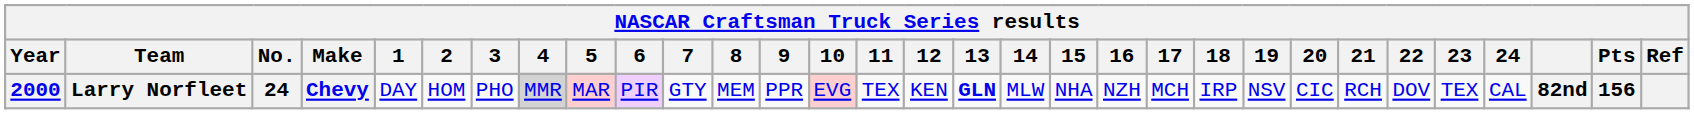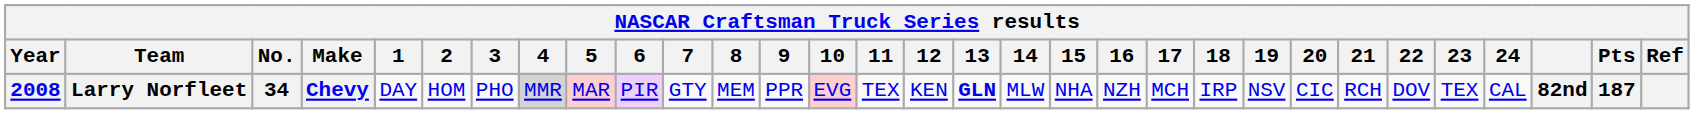(35, 90) 2000 -> (35, 90) 2008
(277, 90) 24 -> (277, 90) 34
(1617, 90) 156 -> (1617, 90) 187
